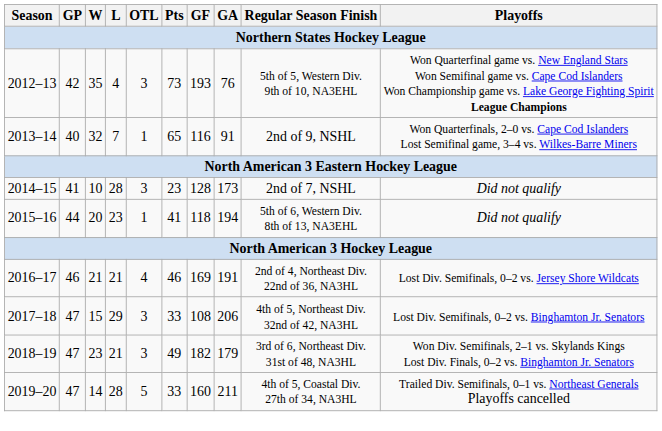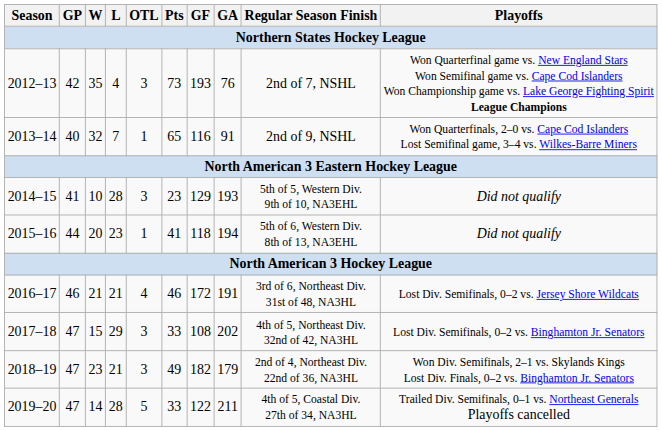(311, 84) 5th of 5, Western Div. 9th of 10, NA3EHL -> (311, 83) 2nd of 7, NSHL
(200, 188) 128 -> (200, 196) 129
(228, 188) 173 -> (228, 196) 193
(311, 188) 2nd of 7, NSHL -> (311, 197) 5th of 5, Western Div. 9th of 10, NA3EHL
(200, 278) 169 -> (200, 293) 172
(311, 279) 2nd of 4, Northeast Div. 22nd of 36, NA3HL -> (311, 294) 3rd of 6, Northeast Div. 31st of 48, NA3HL
(228, 316) 206 -> (228, 331) 202
(311, 354) 3rd of 6, Northeast Div. 31st of 48, NA3HL -> (311, 370) 2nd of 4, Northeast Div. 22nd of 36, NA3HL
(200, 391) 160 -> (200, 407) 122
